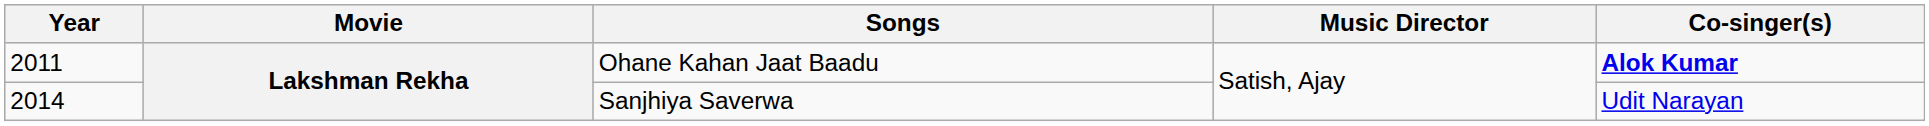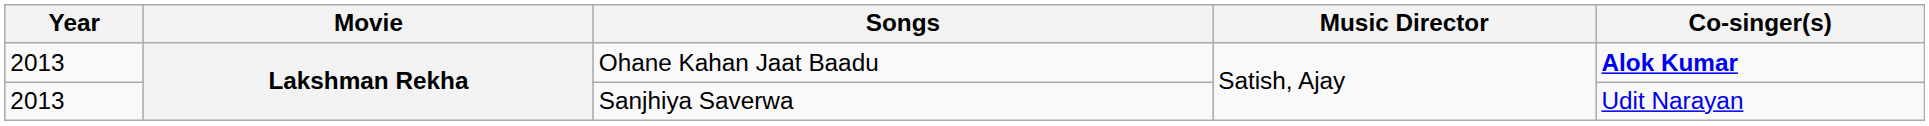(37, 62) 2011 -> (37, 62) 2013
(37, 100) 2014 -> (37, 100) 2013
